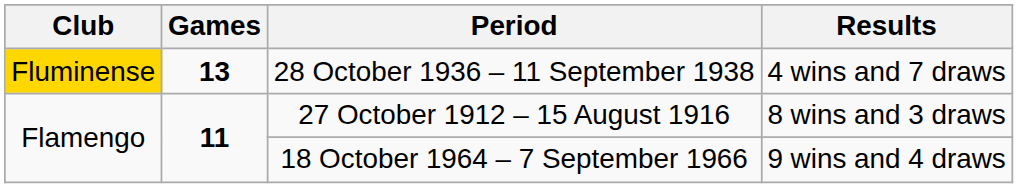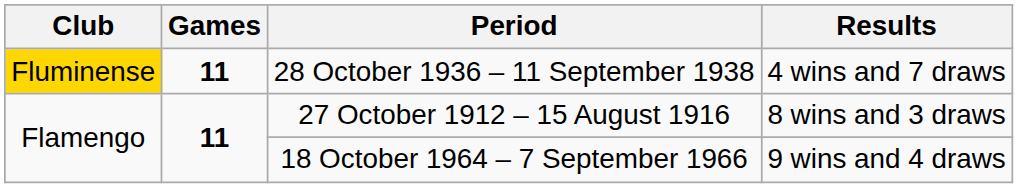(214, 70) 13 -> (214, 70) 11
